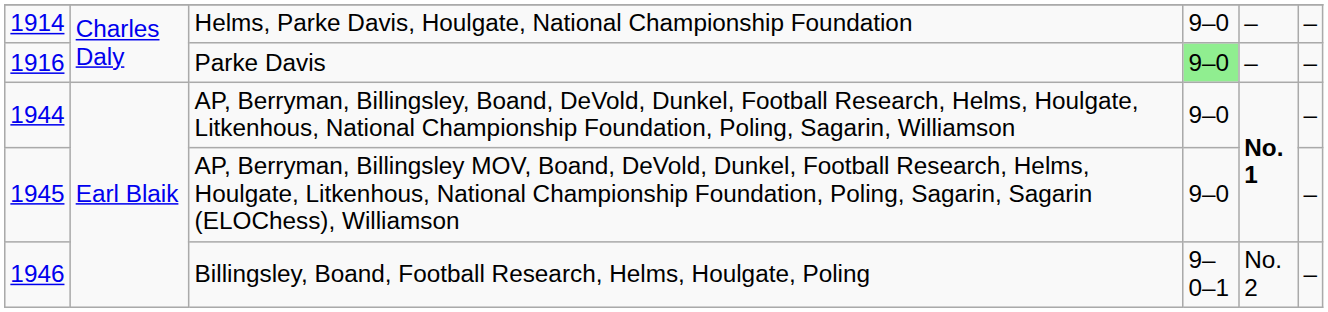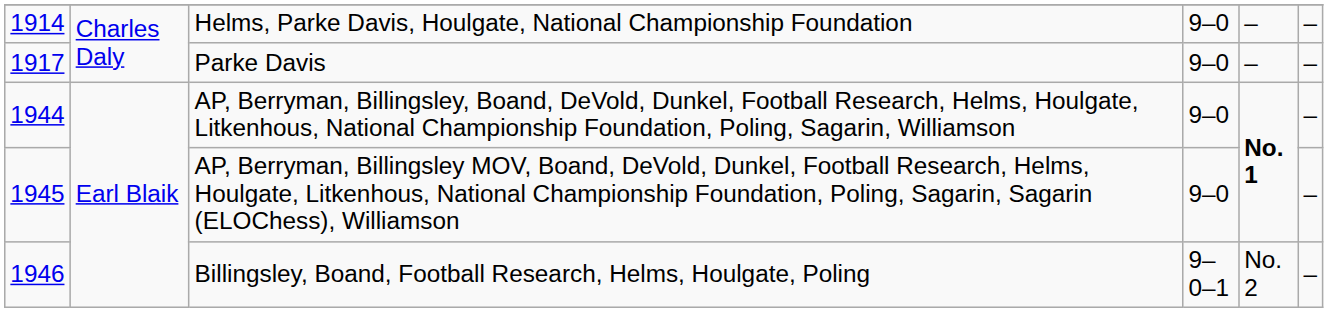(37, 62) 1916 -> (37, 62) 1917
(1209, 62) lightgreen background -> (1209, 62) no background
